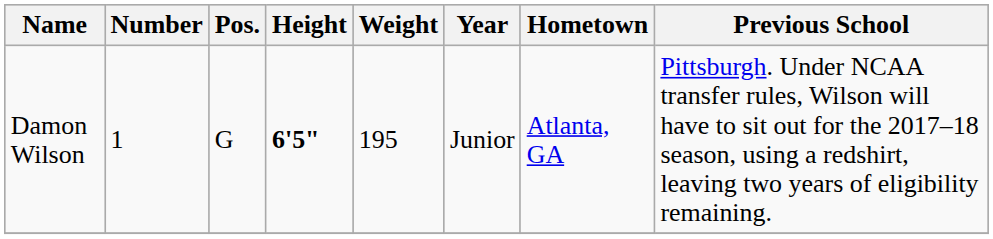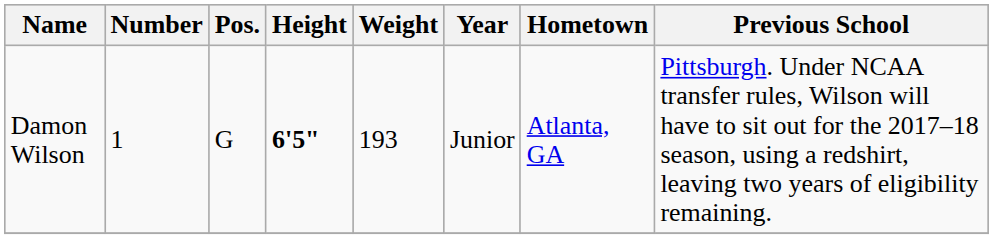(378, 139) 195 -> (378, 139) 193
